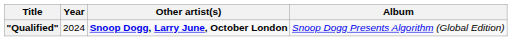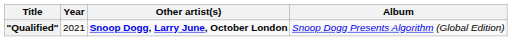(74, 28) 2024 -> (74, 28) 2021
